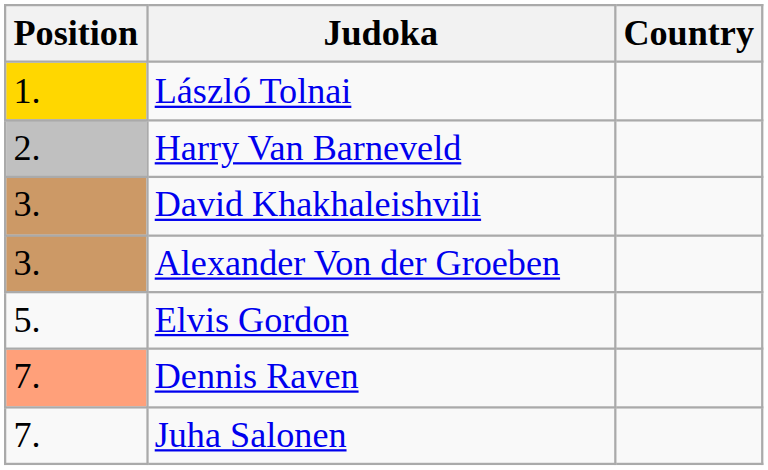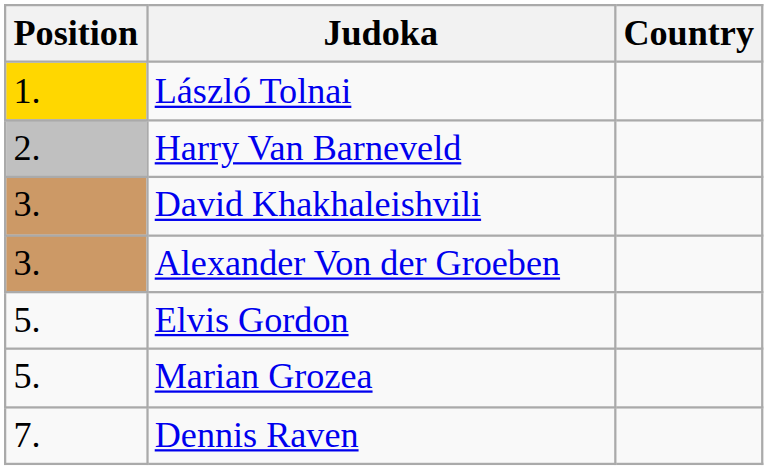+ row: (264, 377)
(27, 377) lightsalmon background -> (27, 434) no background
- row: (251, 434)
